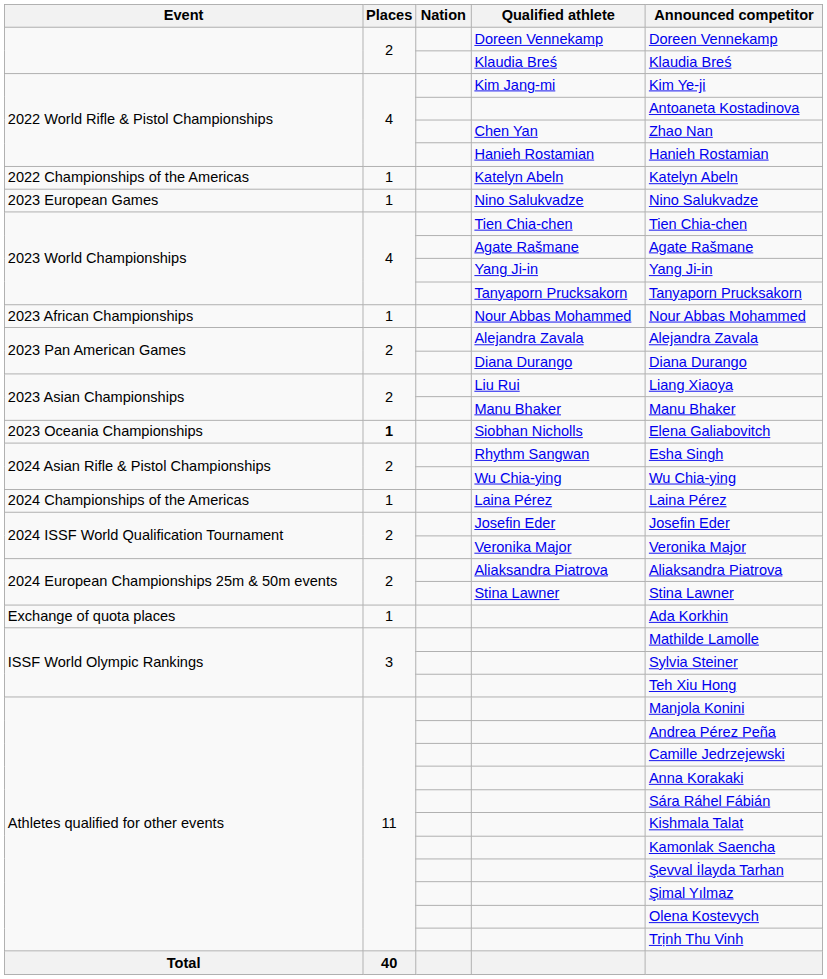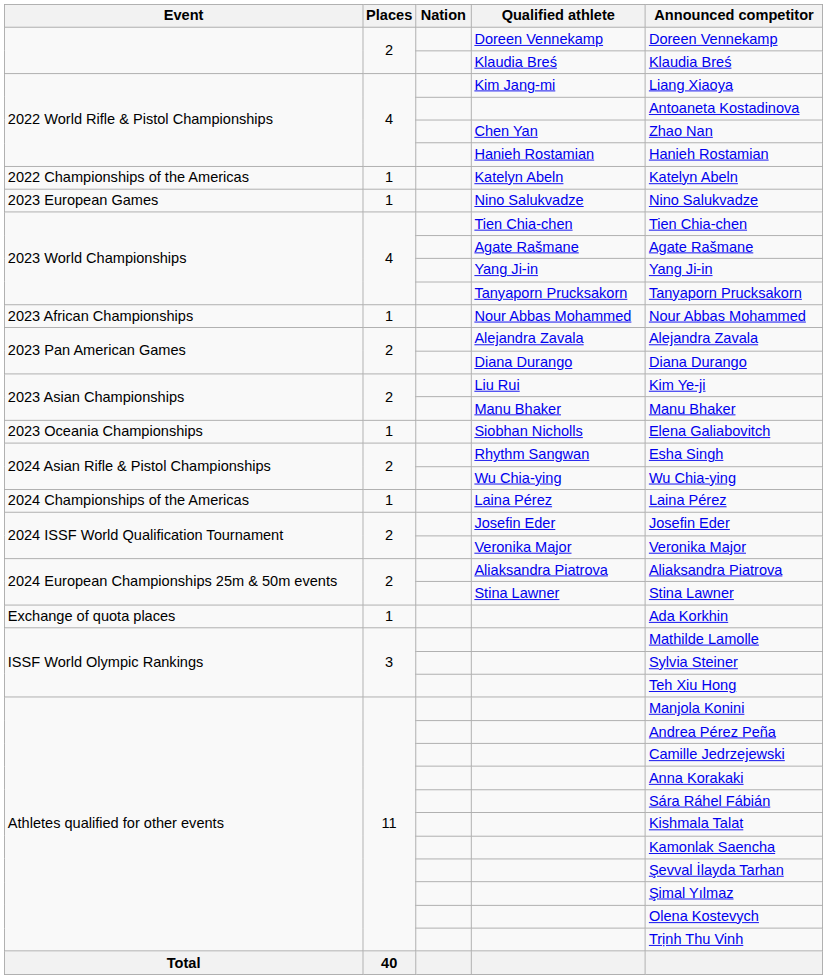(677, 85) Kim Ye-ji -> (691, 85) Liang Xiaoya
(691, 385) Liang Xiaoya -> (677, 385) Kim Ye-ji
(389, 431) bold -> (389, 431) normal
